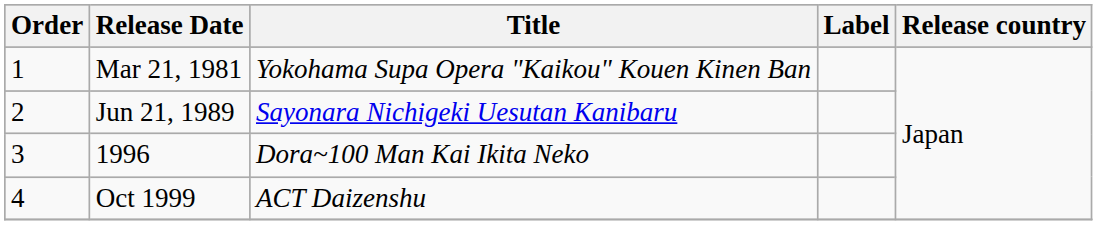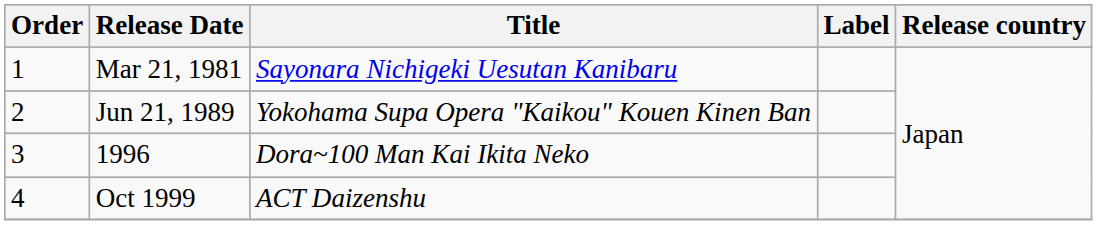(533, 68) Yokohama Supa Opera "Kaikou" Kouen Kinen Ban -> (467, 68) Sayonara Nichigeki Uesutan Kanibaru
(467, 111) Sayonara Nichigeki Uesutan Kanibaru -> (533, 111) Yokohama Supa Opera "Kaikou" Kouen Kinen Ban
